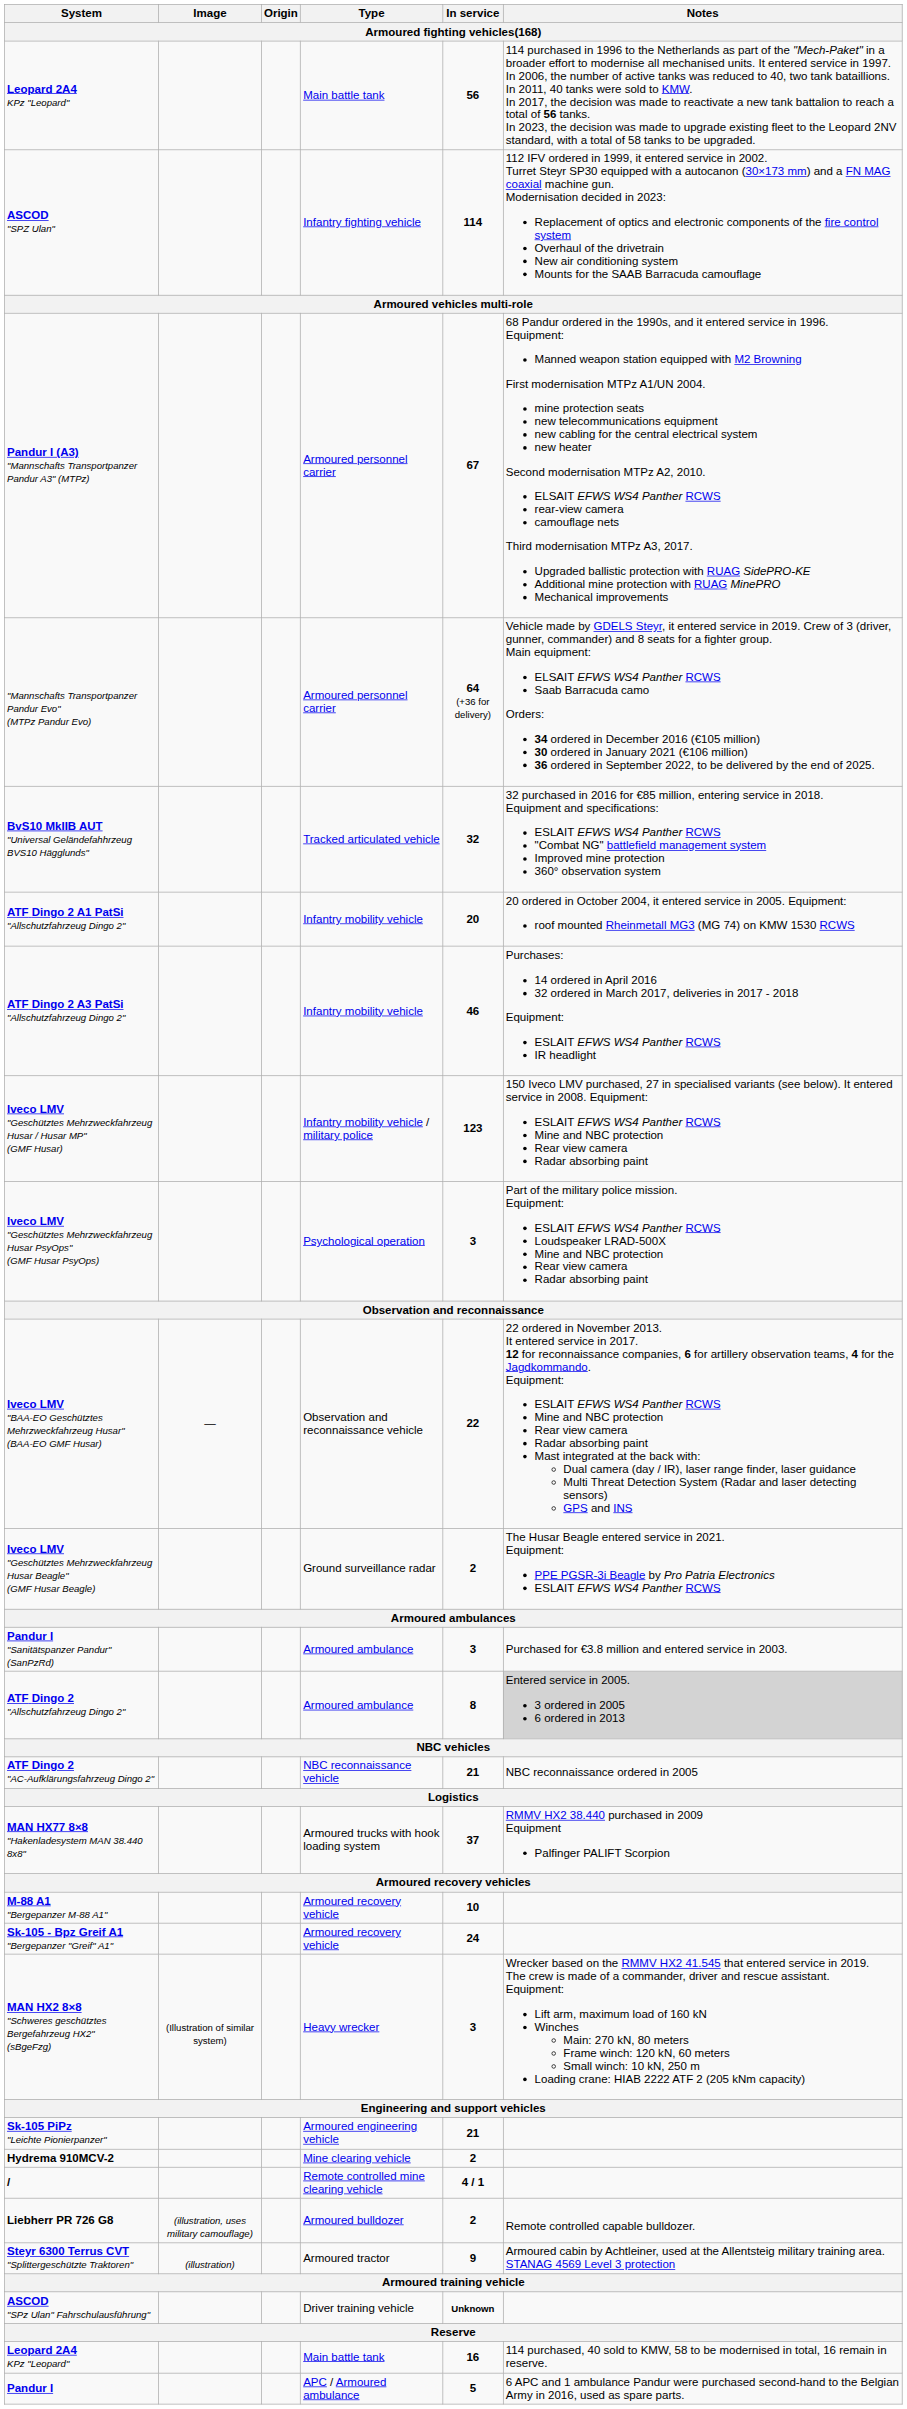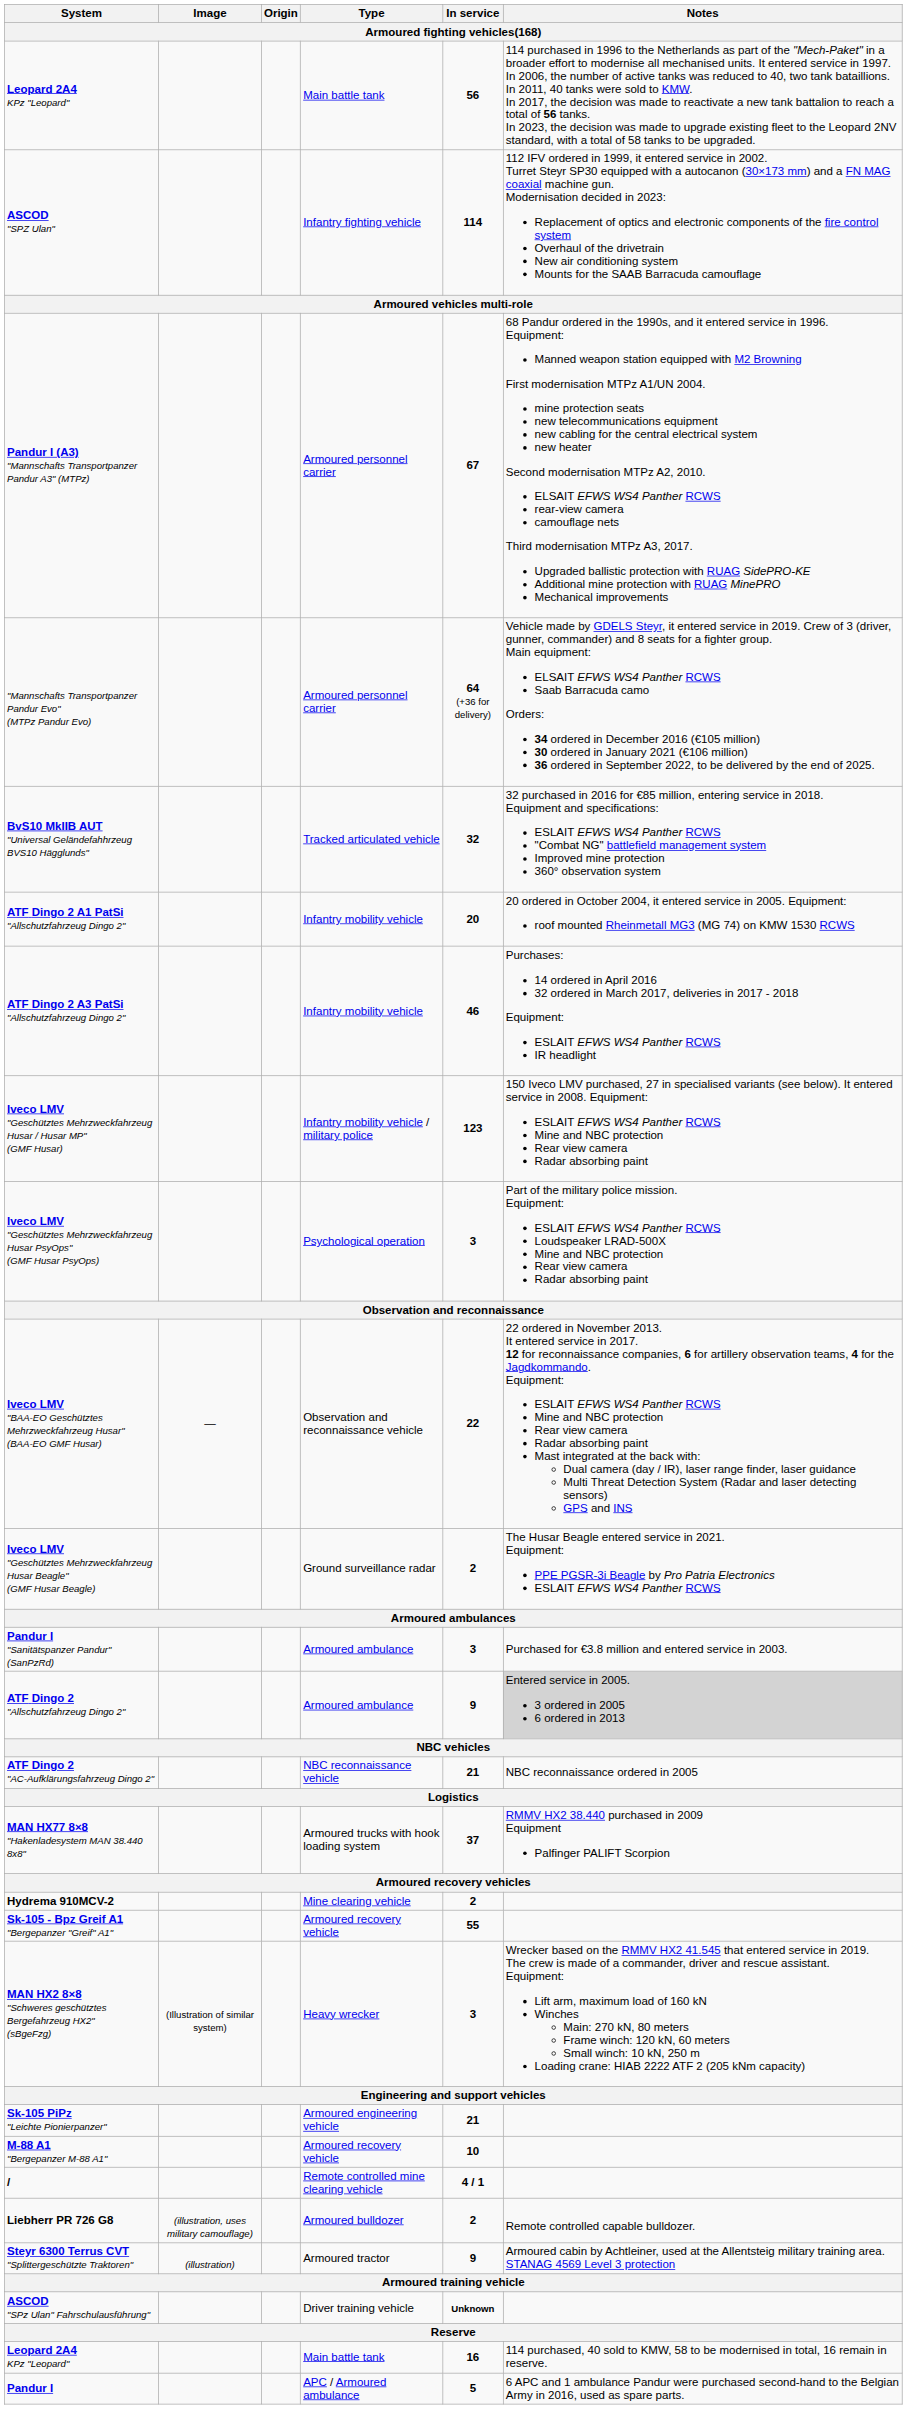(473, 1705) 8 -> (473, 1705) 9
rows swapped: (57, 1907) <-> (60, 2158)
(473, 1938) 24 -> (473, 1925) 55
